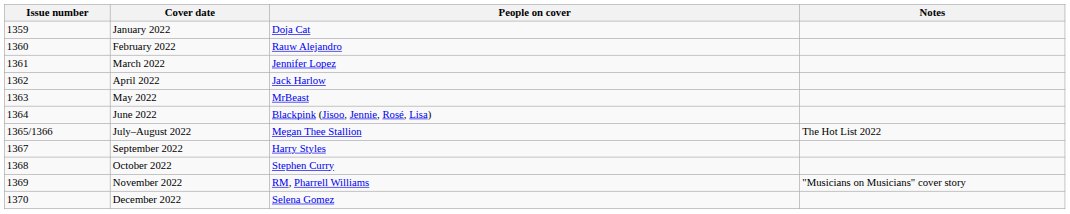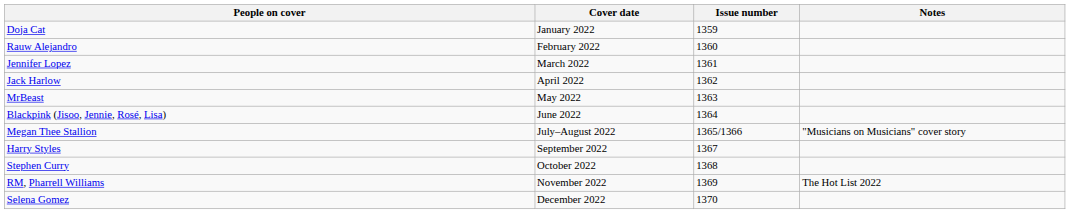columns swapped: (57, 13) <-> (535, 13)
(842, 132) The Hot List 2022 -> (884, 132) "Musicians on Musicians" cover story
(884, 183) "Musicians on Musicians" cover story -> (842, 183) The Hot List 2022
